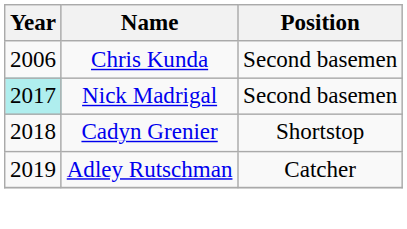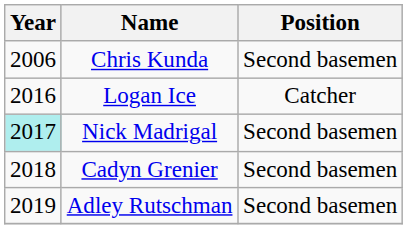+ row: (150, 95)
(320, 132) Shortstop -> (320, 168) Second basemen
(320, 168) Catcher -> (320, 205) Second basemen
